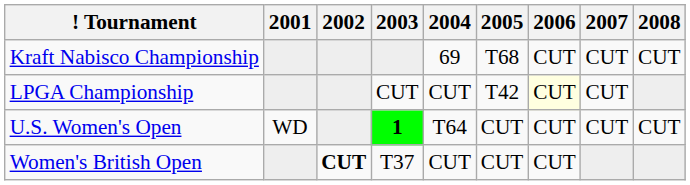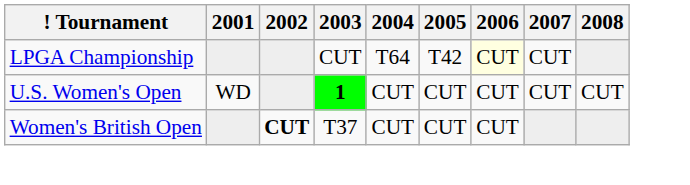- row: (134, 57)
(450, 92) CUT -> (393, 57) T64
(450, 127) T64 -> (393, 92) CUT
